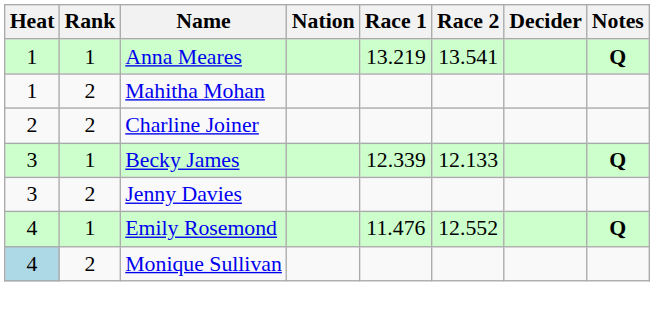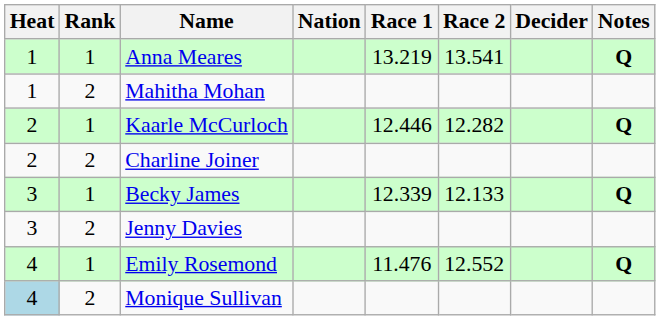+ row: (207, 125)
